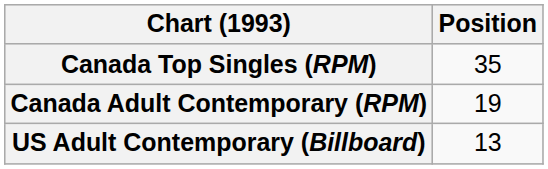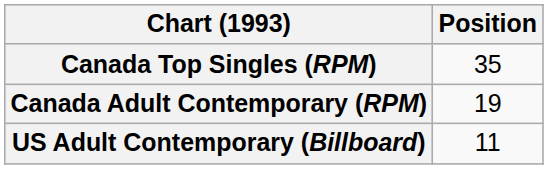(488, 143) 13 -> (488, 143) 11
